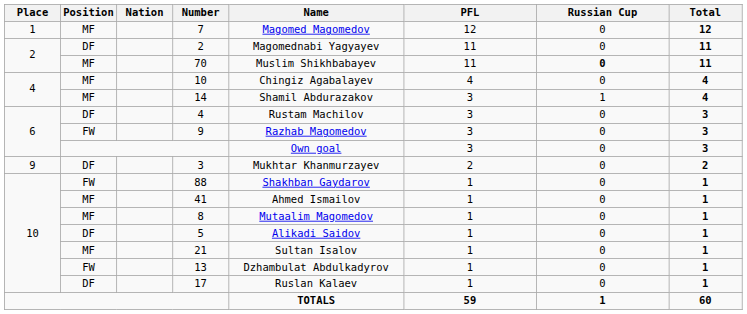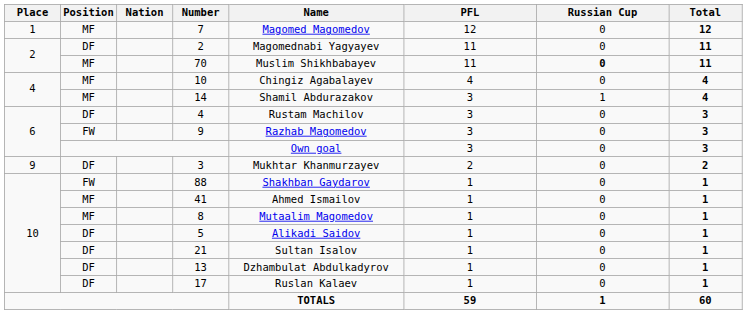(88, 250) MF -> (88, 250) DF
(88, 267) FW -> (88, 267) DF
